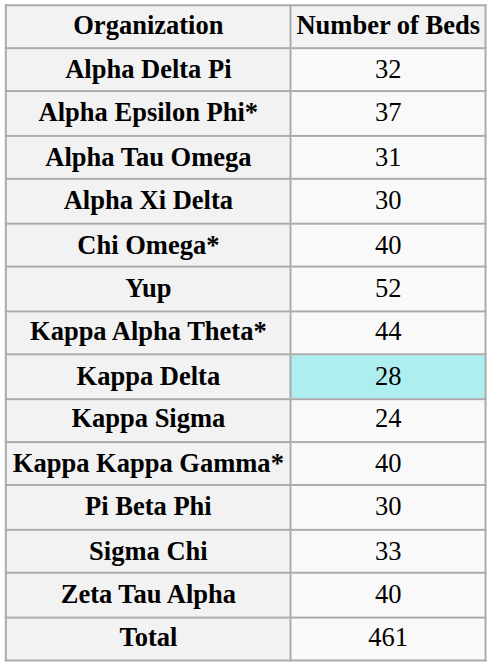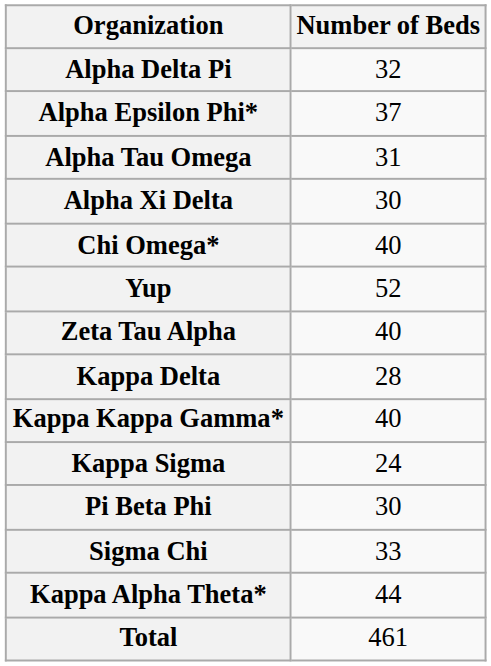rows swapped: (148, 332) <-> (148, 594)
(388, 375) paleturquoise background -> (388, 375) no background
rows swapped: (148, 463) <-> (148, 419)
